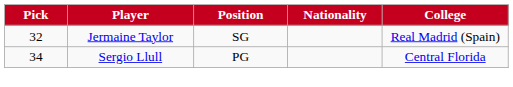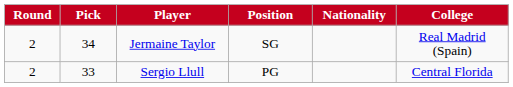+ column: (32, 15)
(36, 36) 32 -> (88, 43) 34
(36, 57) 34 -> (88, 72) 33
